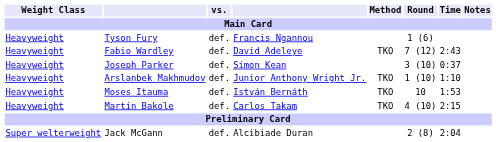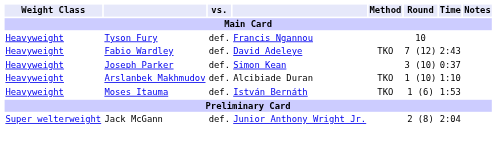(420, 38) 1 (6) -> (420, 38) 10
(300, 79) Junior Anthony Wright Jr. -> (273, 79) Alcibiade Duran
(420, 92) 10 -> (420, 92) 1 (6)
- row: (139, 106)
(273, 133) Alcibiade Duran -> (300, 119) Junior Anthony Wright Jr.
